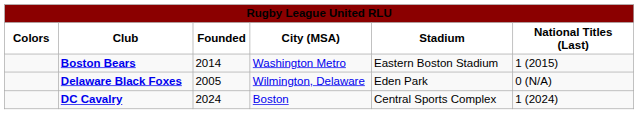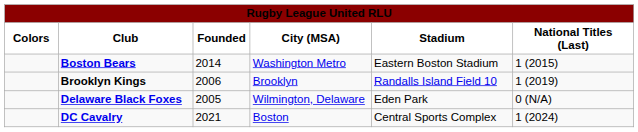+ row: (103, 81)
(208, 99) 2024 -> (208, 117) 2021
